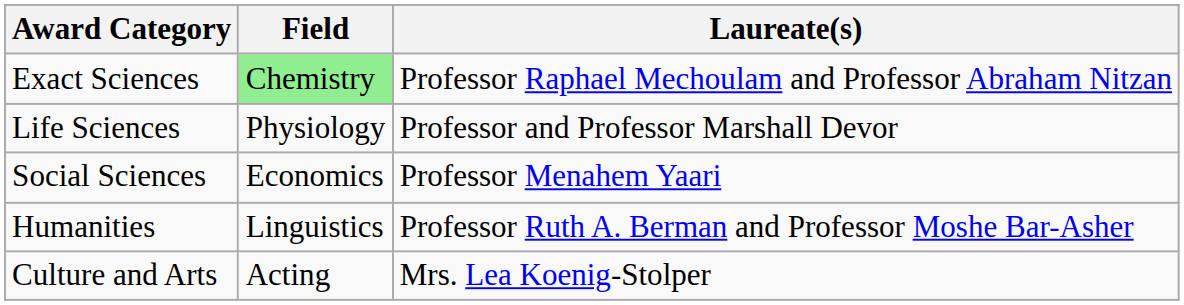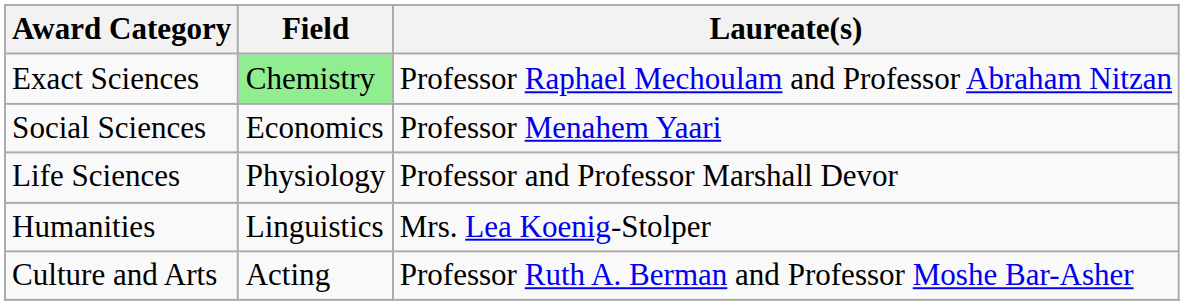rows swapped: (96, 127) <-> (109, 176)
(767, 226) Professor Ruth A. Berman and Professor Moshe Bar-Asher -> (555, 226) Mrs. Lea Koenig-Stolper
(555, 275) Mrs. Lea Koenig-Stolper -> (767, 275) Professor Ruth A. Berman and Professor Moshe Bar-Asher
